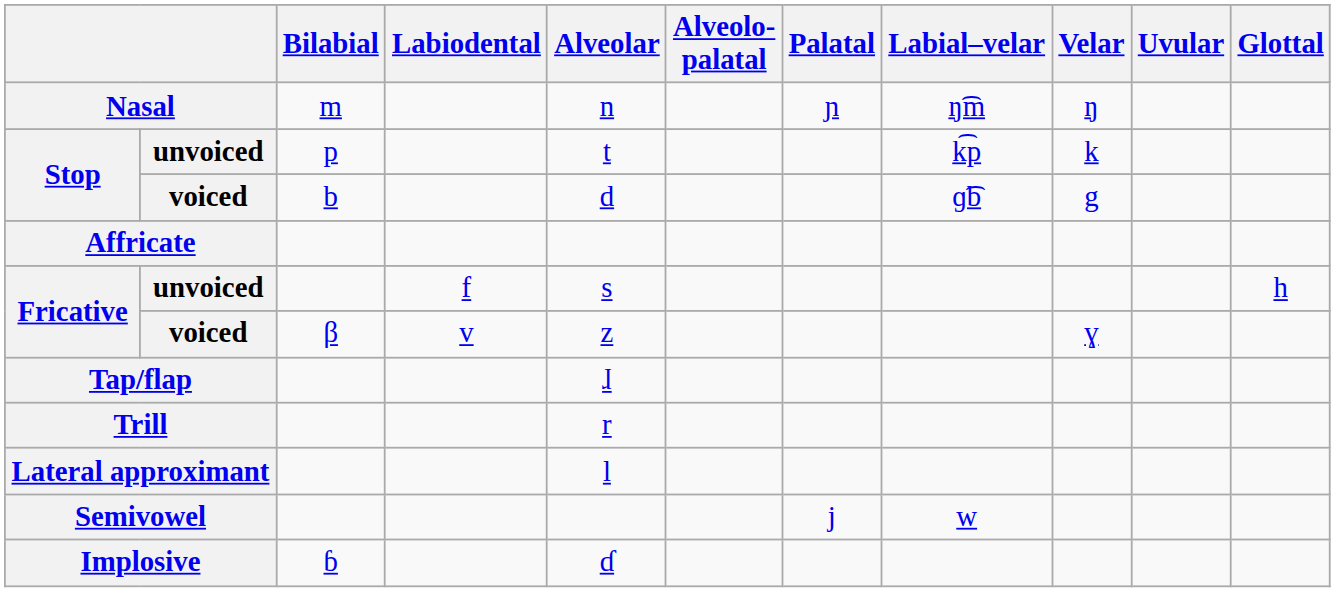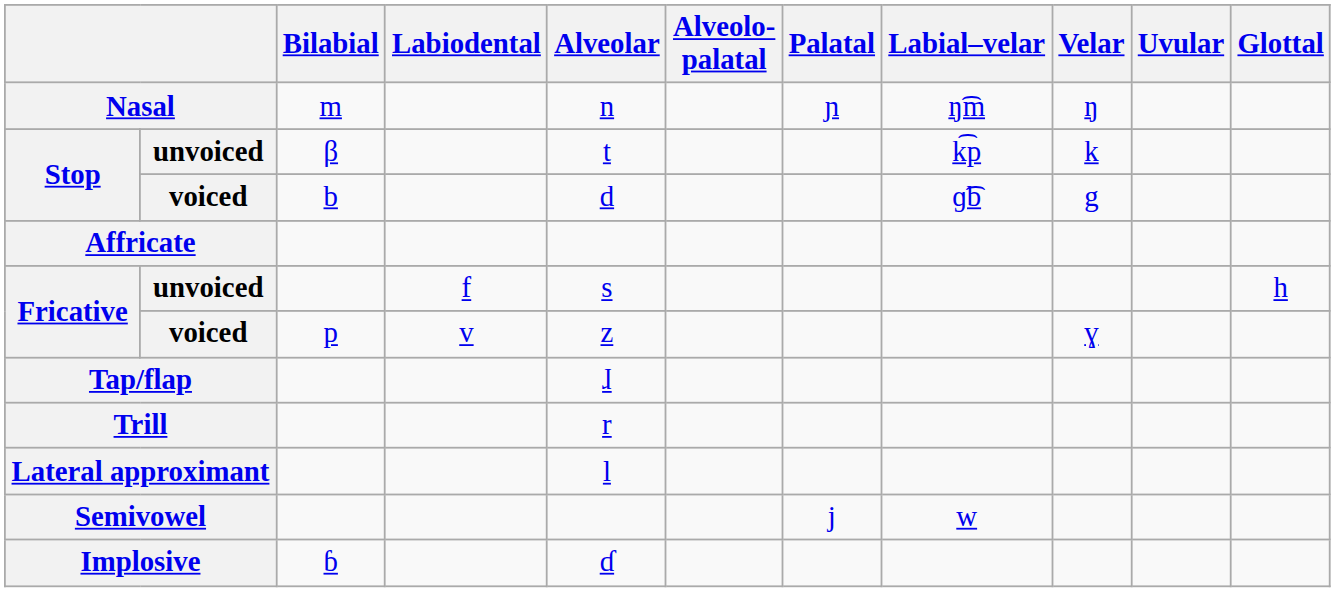(331, 151) p -> (331, 151) β
(331, 333) β -> (331, 333) p
